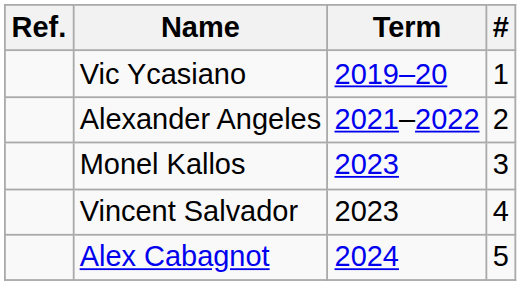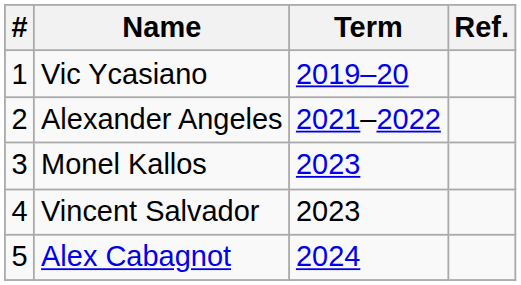columns swapped: (501, 27) <-> (39, 27)
